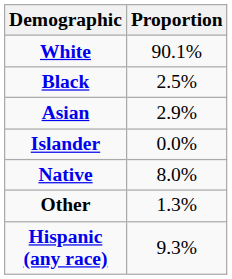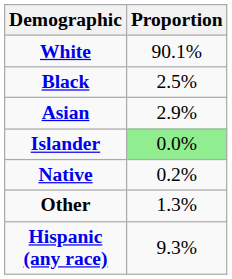(177, 143) no background -> (177, 143) lightgreen background
(177, 174) 8.0% -> (177, 174) 0.2%
